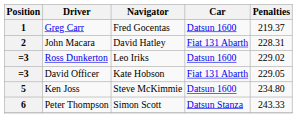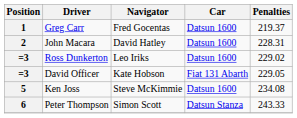(218, 43) Fiat 131 Abarth -> (212, 43) Datsun 1600
(271, 89) 234.80 -> (271, 89) 234.08
